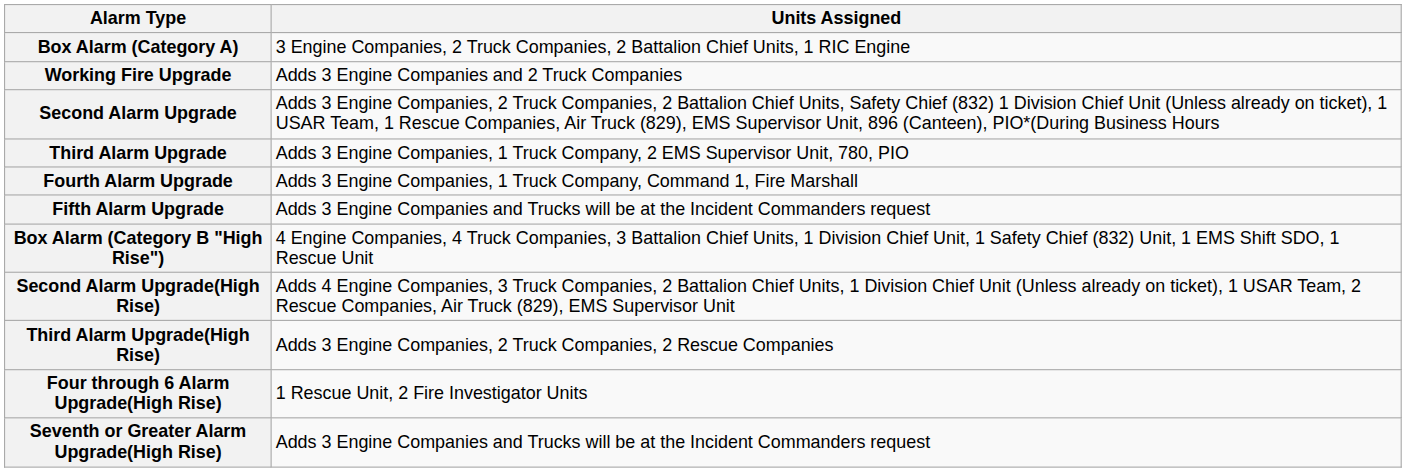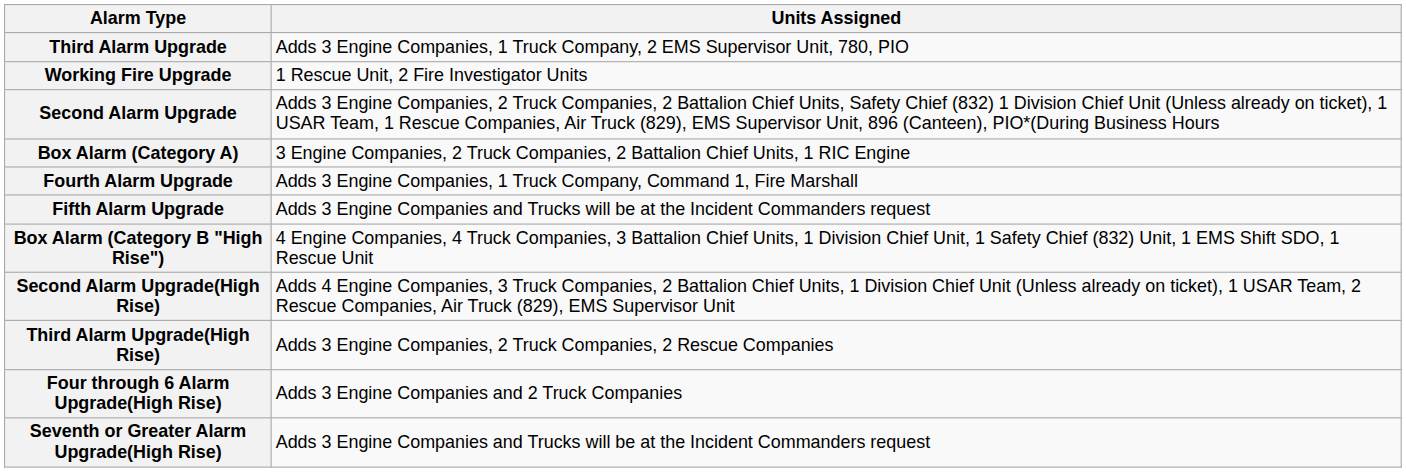rows swapped: (138, 47) <-> (138, 152)
(479, 75) Adds 3 Engine Companies and 2 Truck Companies -> (432, 75) 1 Rescue Unit, 2 Fire Investigator Units
(432, 393) 1 Rescue Unit, 2 Fire Investigator Units -> (479, 393) Adds 3 Engine Companies and 2 Truck Companies
